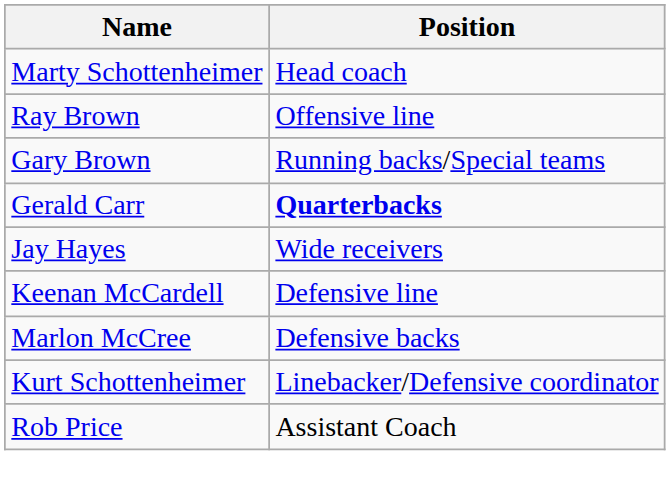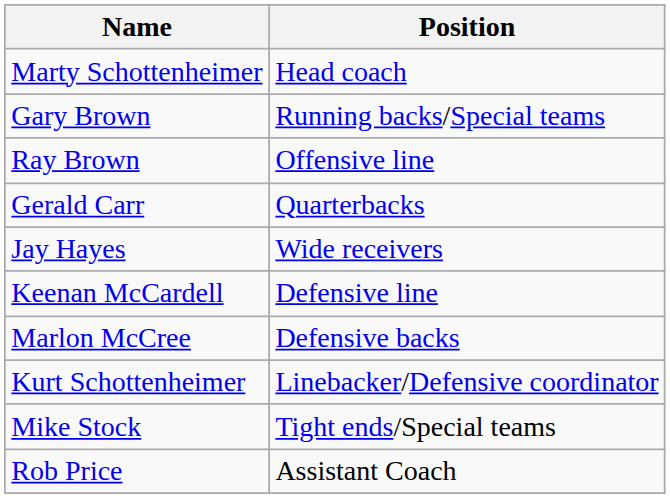rows swapped: (81, 159) <-> (75, 115)
(359, 204) bold -> (350, 204) normal
+ row: (76, 426)
